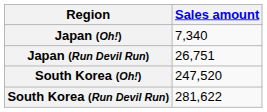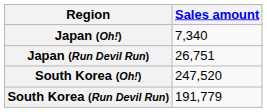(198, 96) 281,622 -> (198, 96) 191,779
